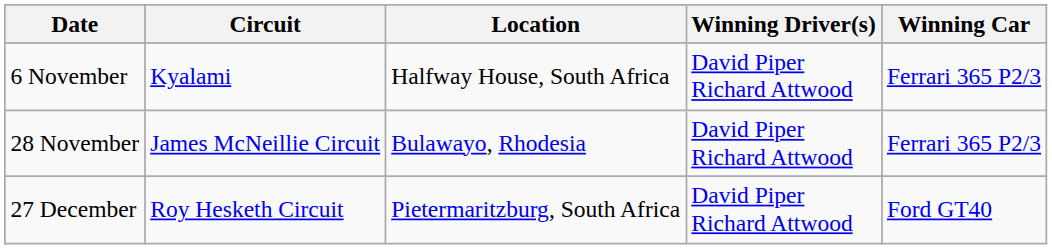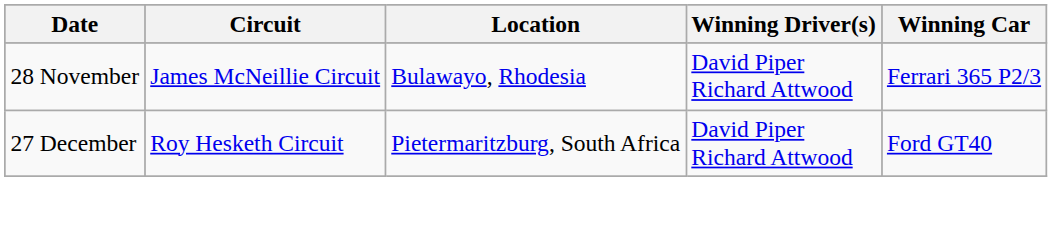- row: (69, 76)
